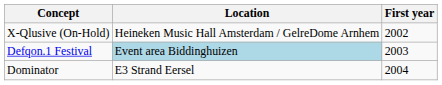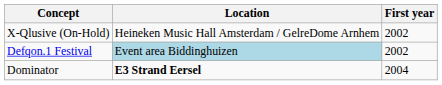(396, 51) 2003 -> (396, 51) 2002
(155, 70) normal -> (158, 70) bold
